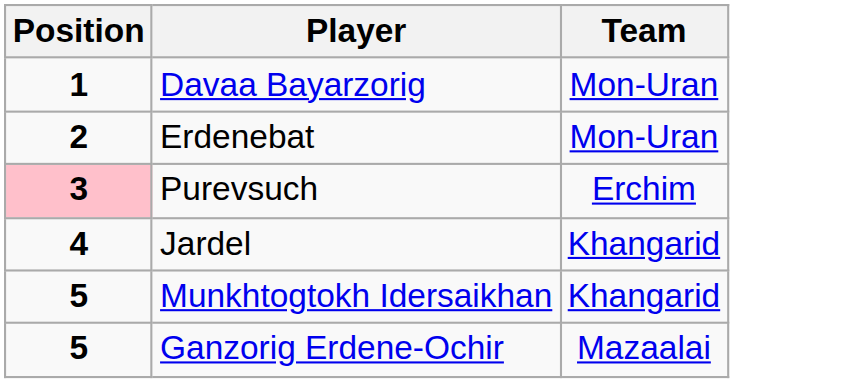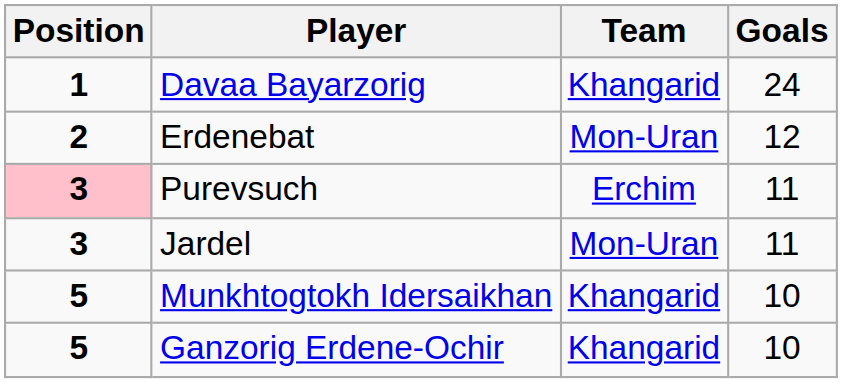+ column: (782, 31)
(644, 84) Mon-Uran -> (644, 84) Khangarid
(79, 243) 4 -> (79, 243) 3
(644, 243) Khangarid -> (644, 243) Mon-Uran
(644, 349) Mazaalai -> (644, 349) Khangarid
